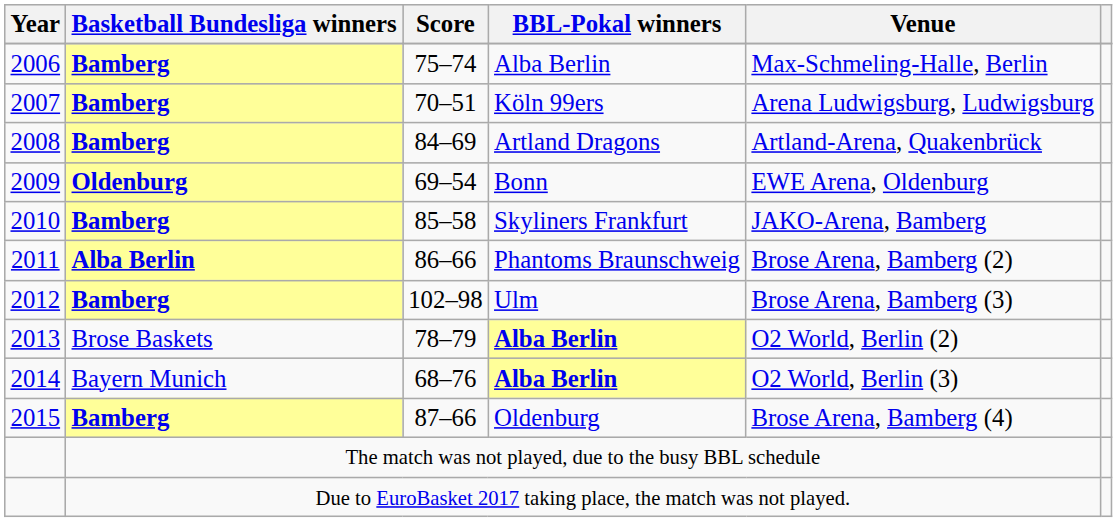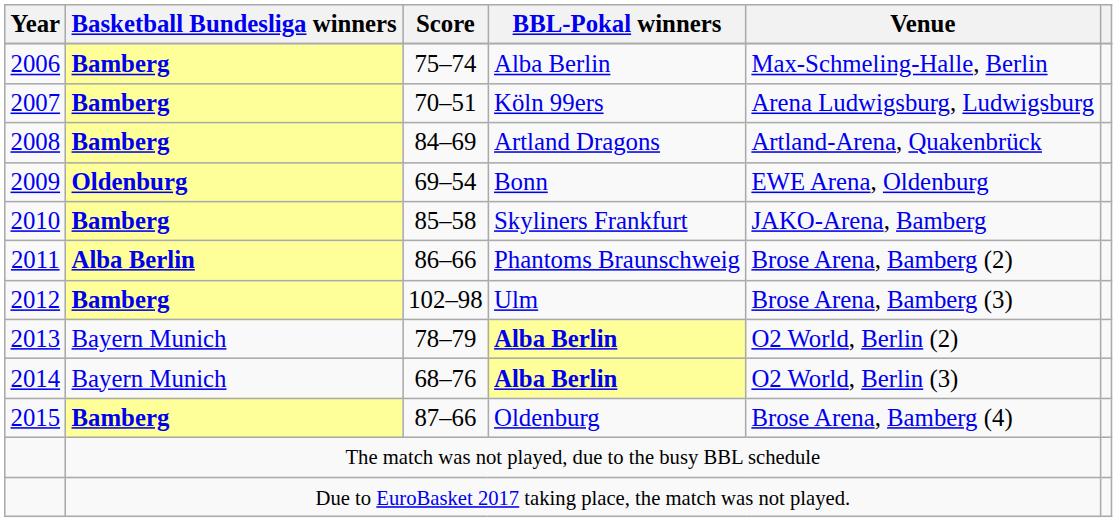(142, 338) Brose Baskets -> (149, 338) Bayern Munich
